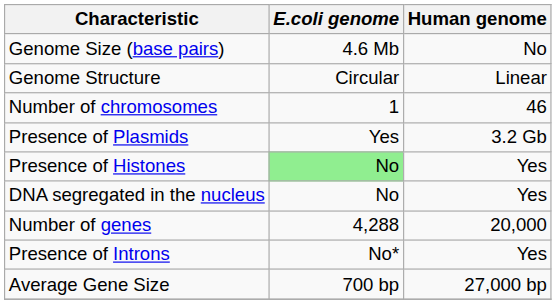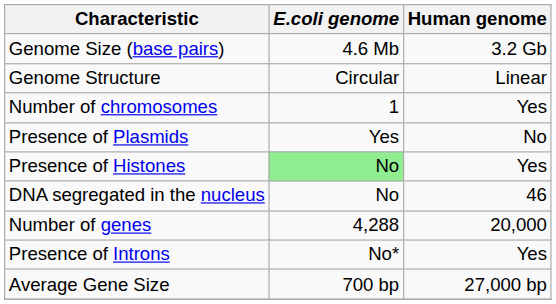(535, 48) No -> (519, 48) 3.2 Gb
(537, 107) 46 -> (532, 107) Yes
(519, 136) 3.2 Gb -> (535, 136) No
(532, 195) Yes -> (537, 195) 46
